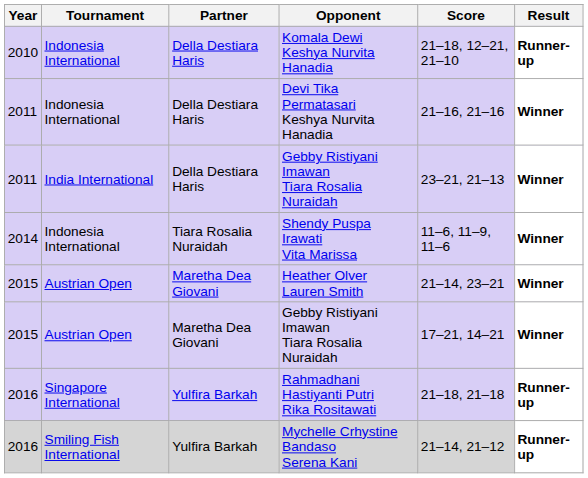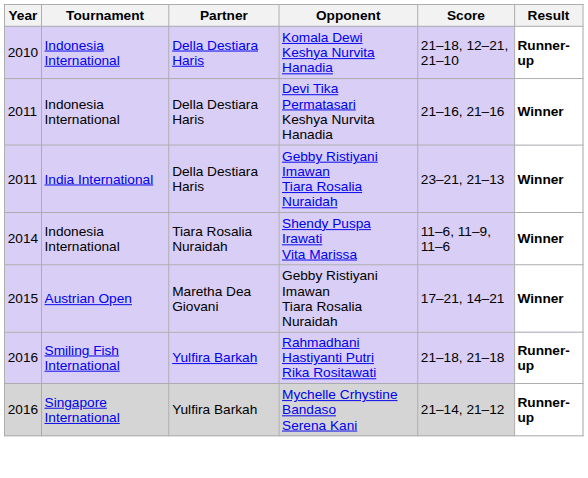- row: (23, 283)
(82, 395) Singapore International -> (82, 358) Smiling Fish International
(82, 447) Smiling Fish International -> (82, 410) Singapore International
